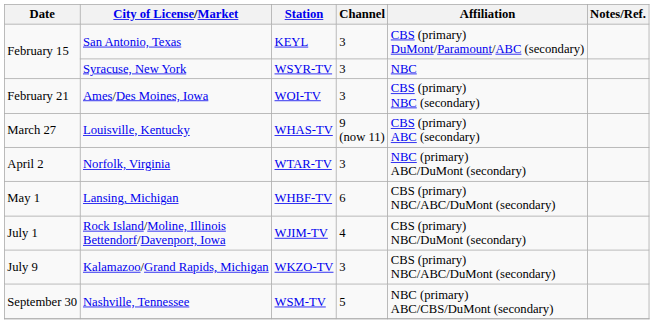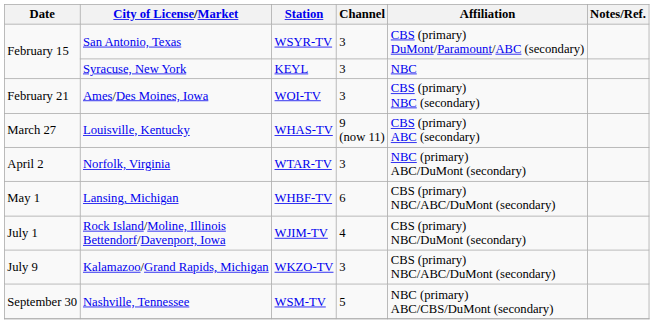(291, 41) KEYL -> (303, 41) WSYR-TV
(303, 68) WSYR-TV -> (291, 68) KEYL
